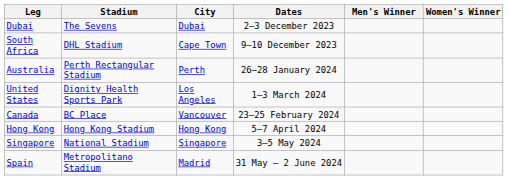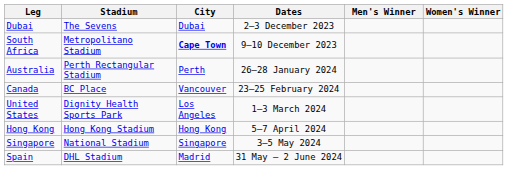(93, 45) DHL Stadium -> (98, 45) Metropolitano Stadium
(202, 45) normal -> (202, 45) bold
rows swapped: (22, 114) <-> (22, 95)
(98, 163) Metropolitano Stadium -> (93, 157) DHL Stadium
